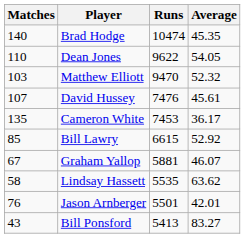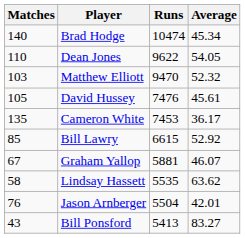(206, 35) 45.35 -> (206, 35) 45.34
(17, 98) 107 -> (17, 98) 105
(165, 202) 5501 -> (165, 202) 5504
